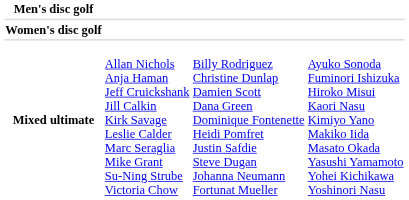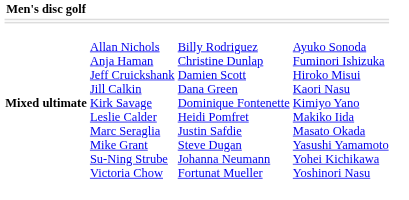- row: (54, 29)
